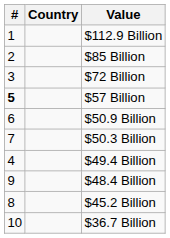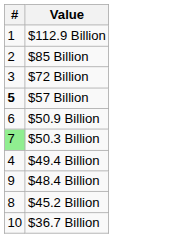- column: (53, 14)
(11, 139) no background -> (11, 139) lightgreen background
